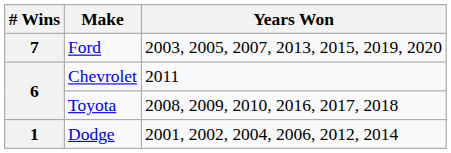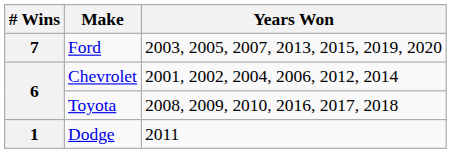(162, 76) 2011 -> (272, 76) 2001, 2002, 2004, 2006, 2012, 2014
(272, 134) 2001, 2002, 2004, 2006, 2012, 2014 -> (162, 134) 2011
